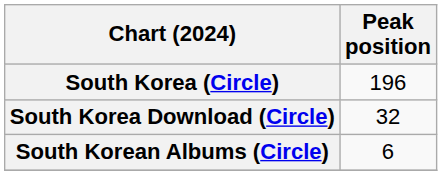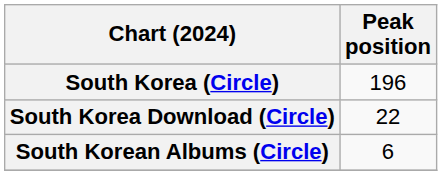(388, 116) 32 -> (388, 116) 22
